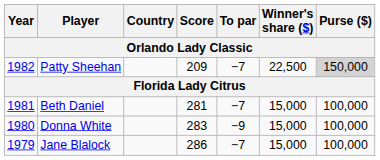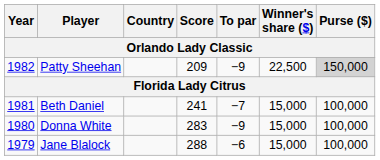(238, 67) −7 -> (238, 67) −9
(197, 106) 281 -> (197, 106) 241
(197, 145) 286 -> (197, 145) 288
(238, 145) −7 -> (238, 145) −6
